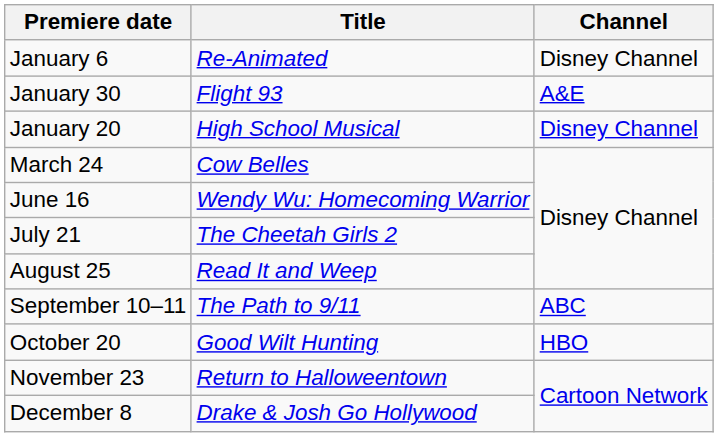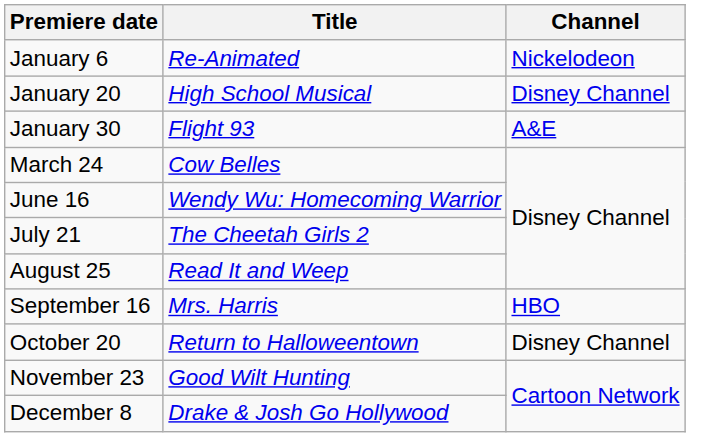(619, 57) Disney Channel -> (573, 57) Nickelodeon
rows swapped: (65, 128) <-> (65, 93)
- row: (98, 306)
+ row: (80, 306)
(287, 341) Good Wilt Hunting -> (294, 341) Return to Halloweentown
(564, 341) HBO -> (591, 341) Disney Channel
(322, 377) Return to Halloweentown -> (259, 377) Good Wilt Hunting
